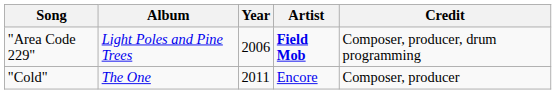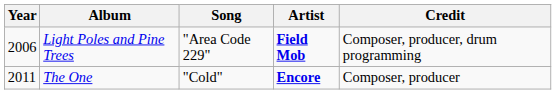columns swapped: (256, 15) <-> (51, 15)
(297, 77) normal -> (298, 77) bold
